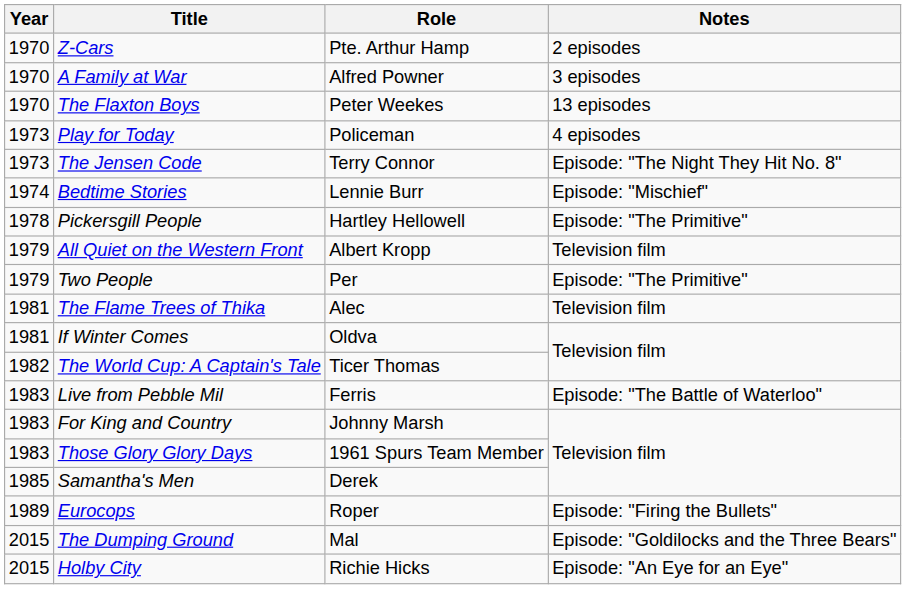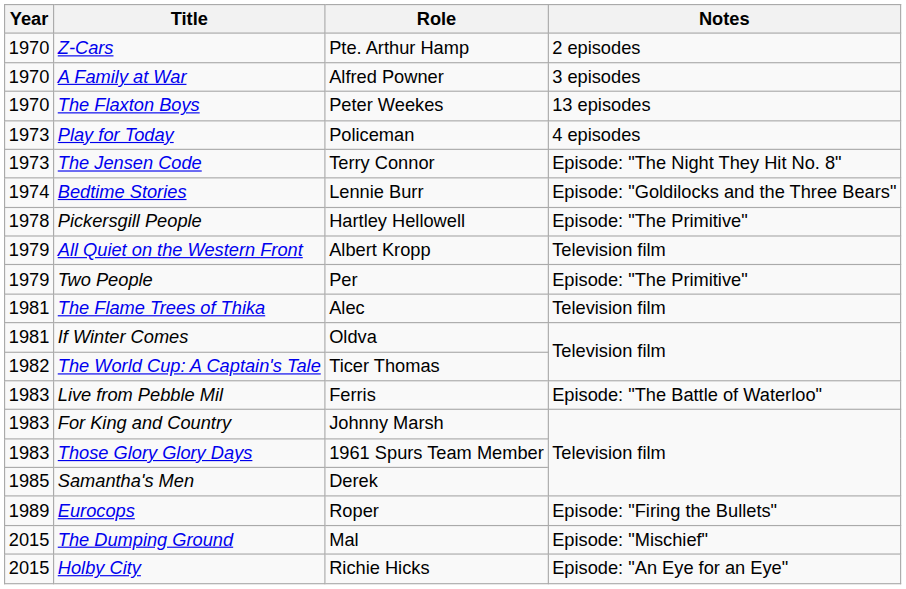(630, 192) Episode: "Mischief" -> (724, 192) Episode: "Goldilocks and the Three Bears"
(724, 539) Episode: "Goldilocks and the Three Bears" -> (630, 539) Episode: "Mischief"
